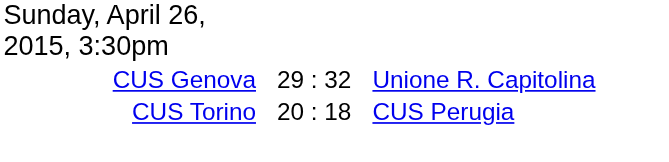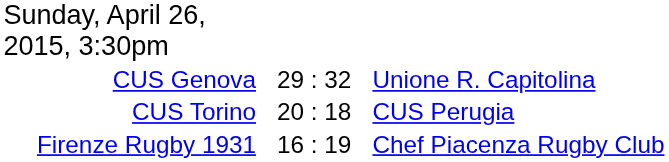+ row: (146, 144)
